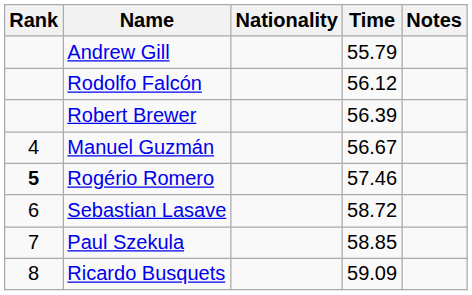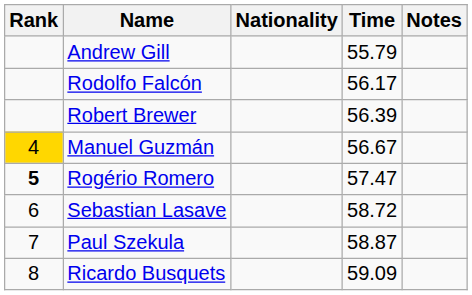(372, 83) 56.12 -> (372, 83) 56.17
(34, 147) no background -> (34, 147) gold background
(372, 178) 57.46 -> (372, 178) 57.47
(372, 242) 58.85 -> (372, 242) 58.87
